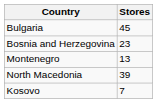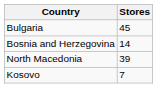(125, 43) 23 -> (125, 43) 14
- row: (33, 59)
